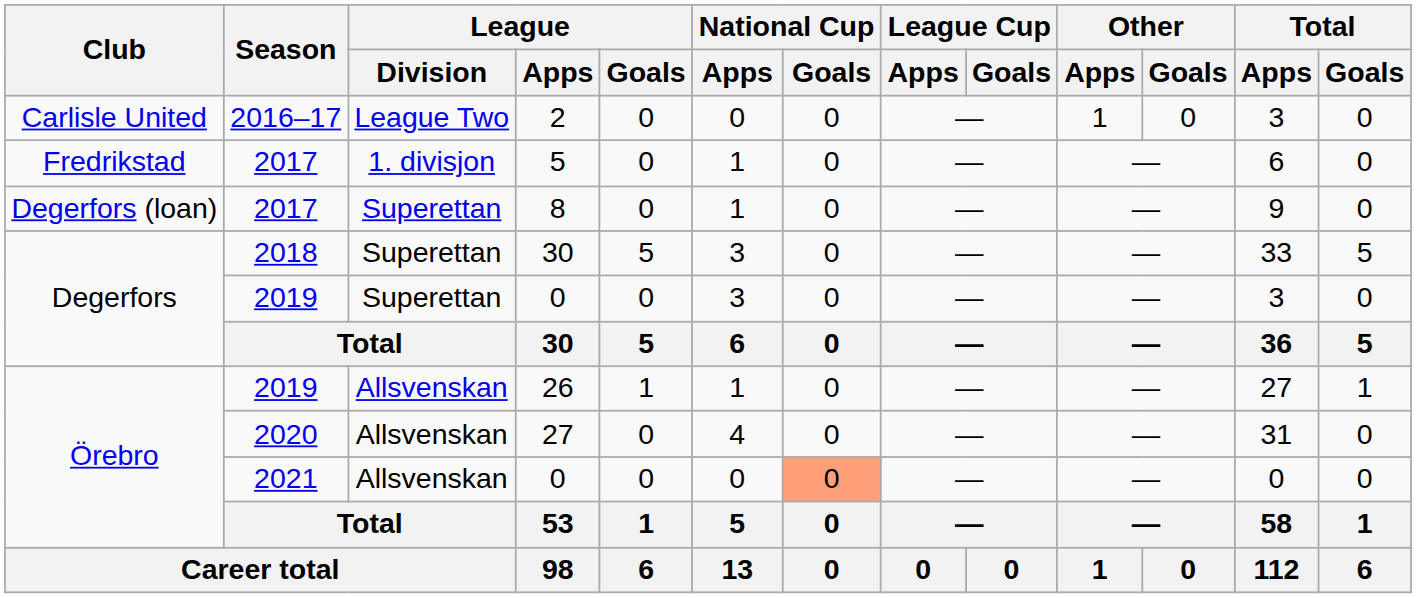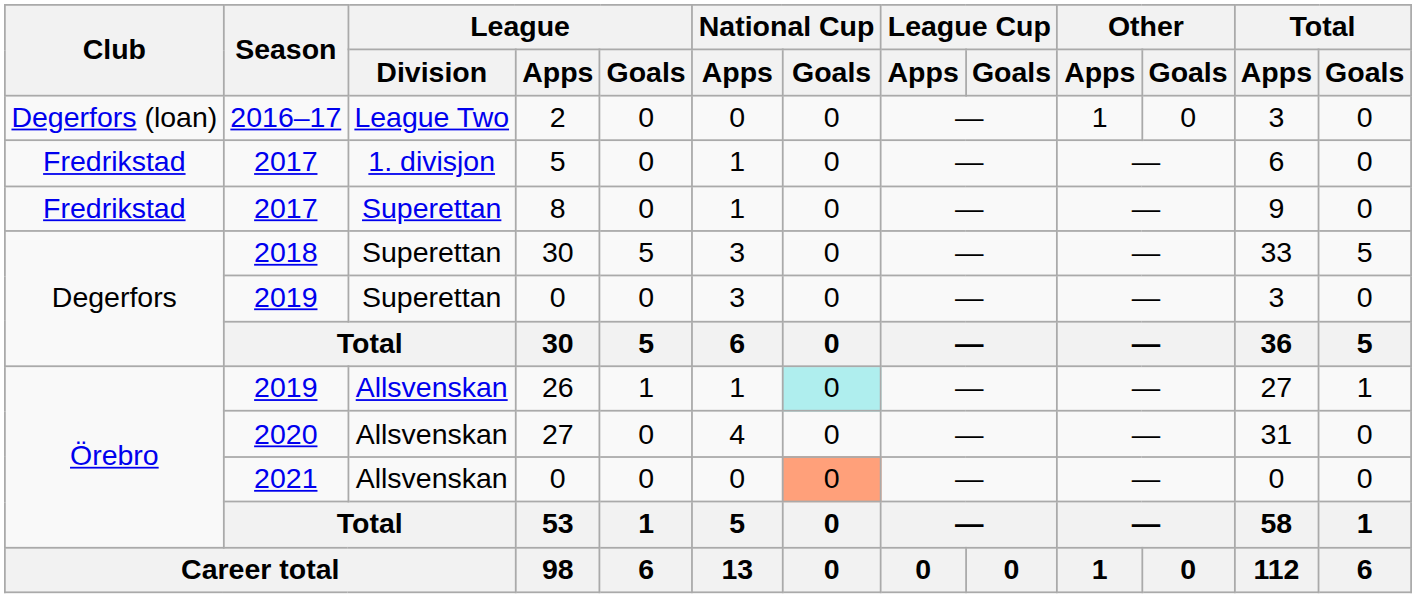(114, 117) Carlisle United -> (114, 117) Degerfors (loan)
(114, 207) Degerfors (loan) -> (114, 207) Fredrikstad
(832, 388) no background -> (832, 388) paleturquoise background
